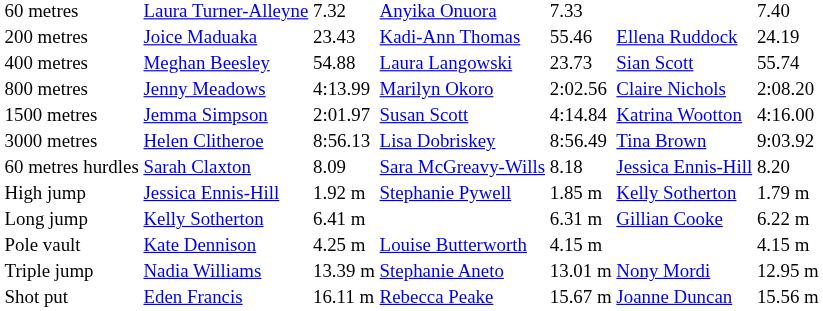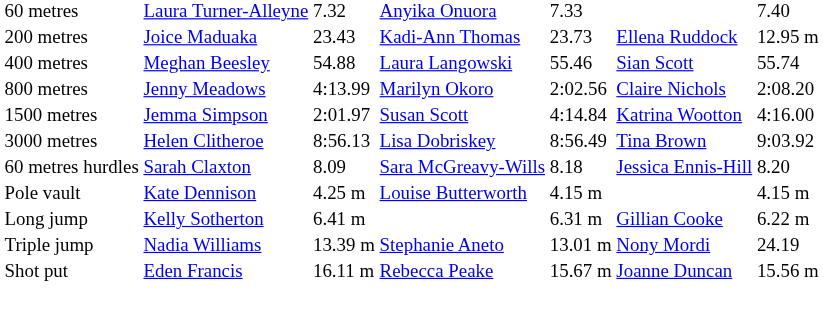(571, 37) 55.46 -> (571, 37) 23.73
(778, 37) 24.19 -> (788, 37) 12.95 m
(571, 62) 23.73 -> (571, 62) 55.46
- row: (45, 192)
rows swapped: (43, 244) <-> (46, 218)
(788, 270) 12.95 m -> (778, 244) 24.19
